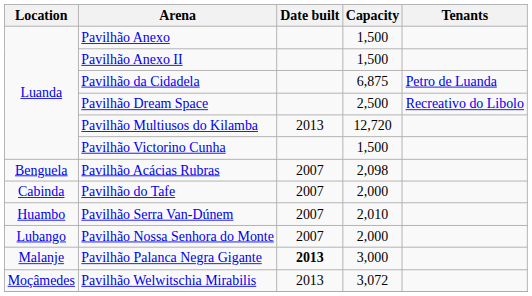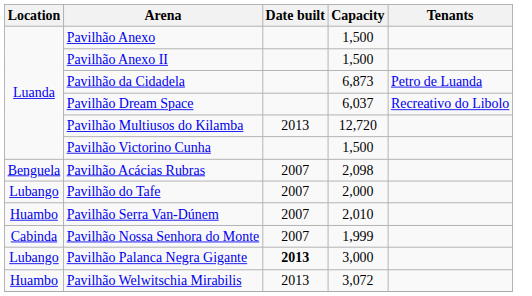(373, 81) 6,875 -> (358, 81) 6,873
(373, 103) 2,500 -> (358, 103) 6,037
(41, 192) Cabinda -> (34, 192) Lubango
(41, 236) Lubango -> (34, 236) Cabinda
(373, 236) 2,000 -> (358, 236) 1,999
(41, 258) Malanje -> (34, 258) Lubango
(41, 280) Moçâmedes -> (34, 280) Huambo
